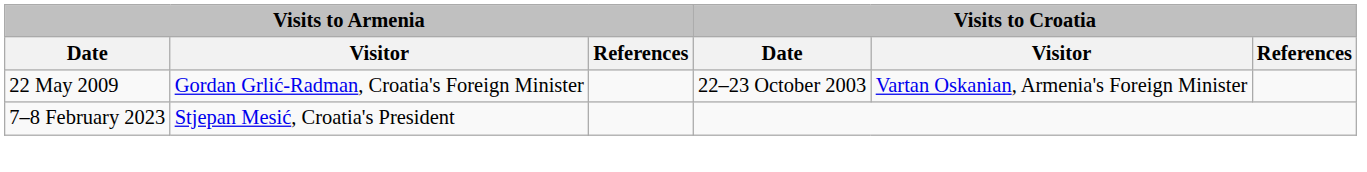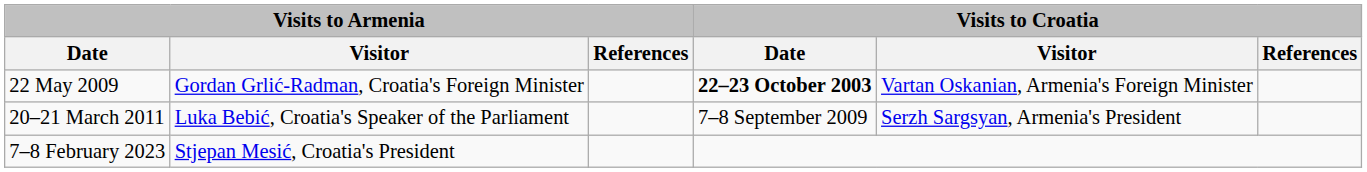(782, 85) normal -> (785, 85) bold
+ row: (87, 118)
